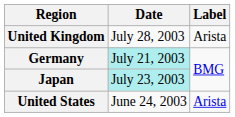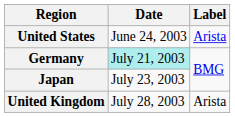rows swapped: (56, 101) <-> (56, 36)
(148, 79) paleturquoise background -> (148, 79) no background
